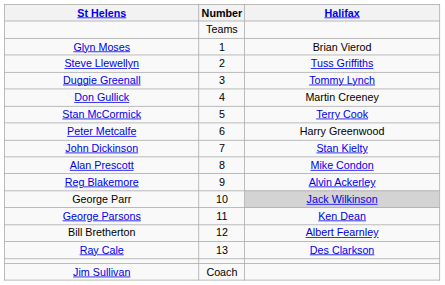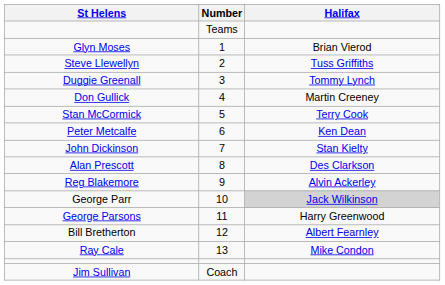(342, 131) Harry Greenwood -> (342, 131) Ken Dean
(342, 165) Mike Condon -> (342, 165) Des Clarkson
(342, 216) Ken Dean -> (342, 216) Harry Greenwood
(342, 250) Des Clarkson -> (342, 250) Mike Condon
